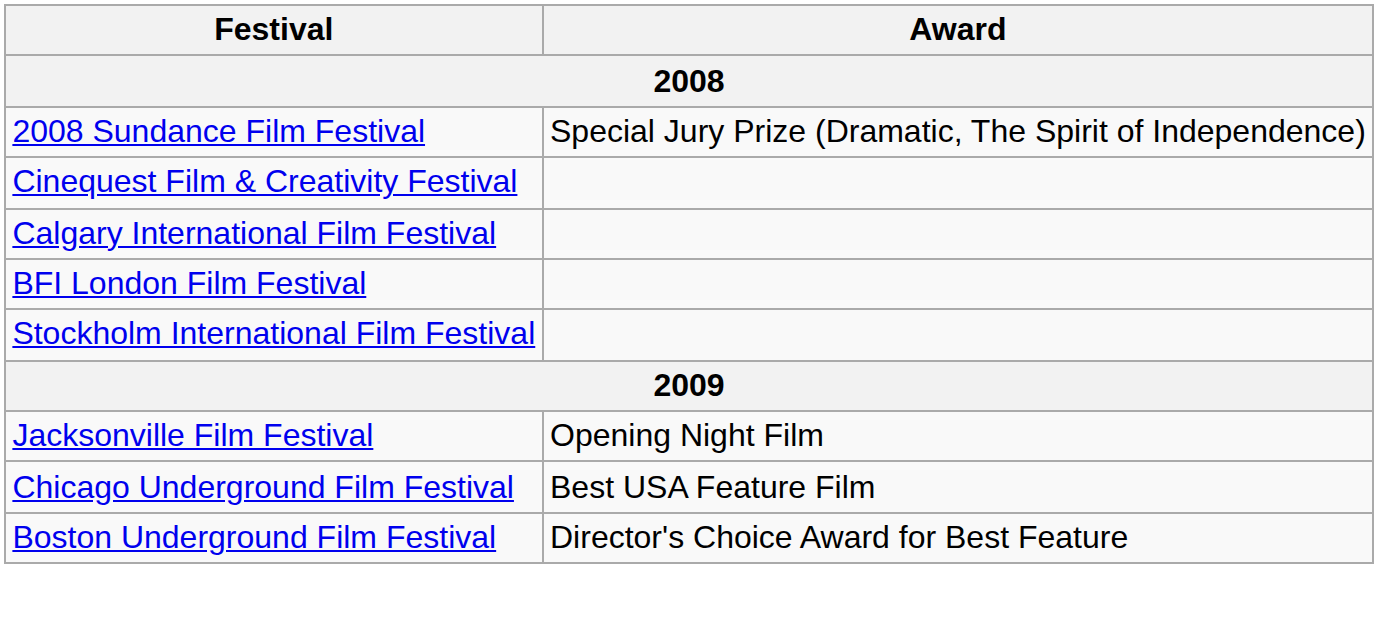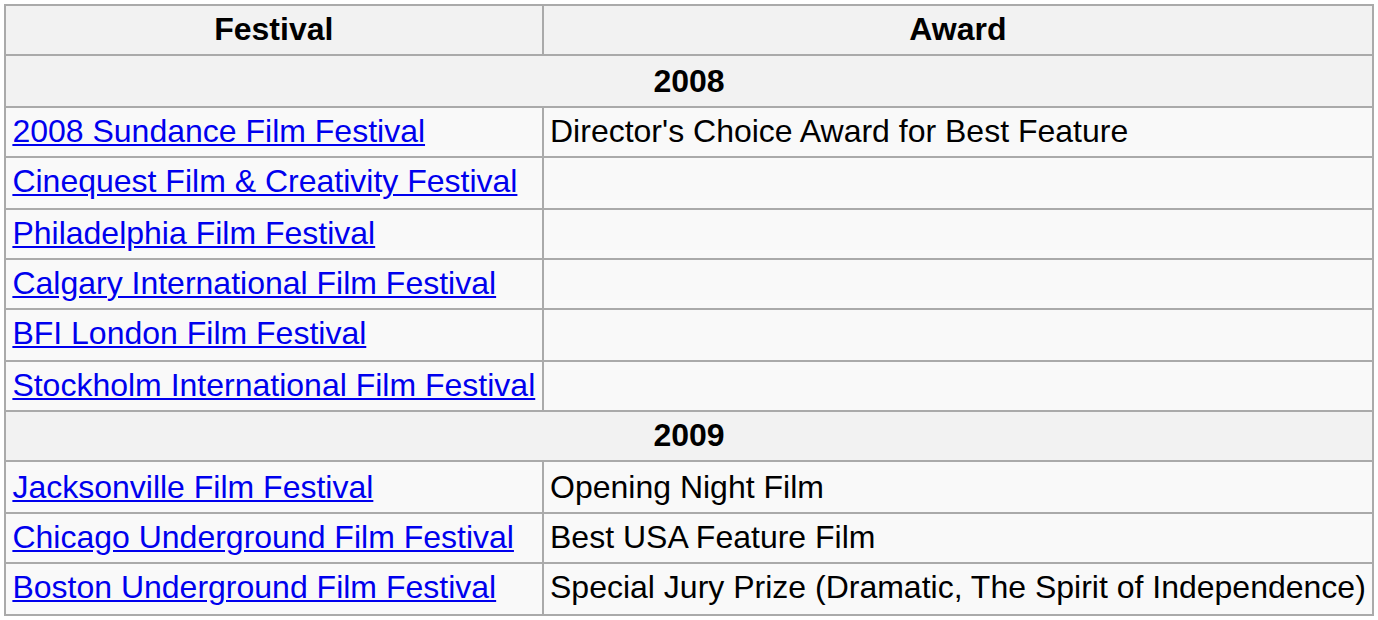(958, 131) Special Jury Prize (Dramatic, The Spirit of Independence) -> (839, 131) Director's Choice Award for Best Feature
+ row: (194, 232)
(839, 537) Director's Choice Award for Best Feature -> (958, 588) Special Jury Prize (Dramatic, The Spirit of Independence)
